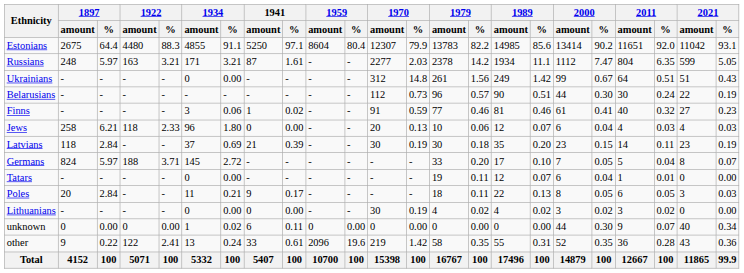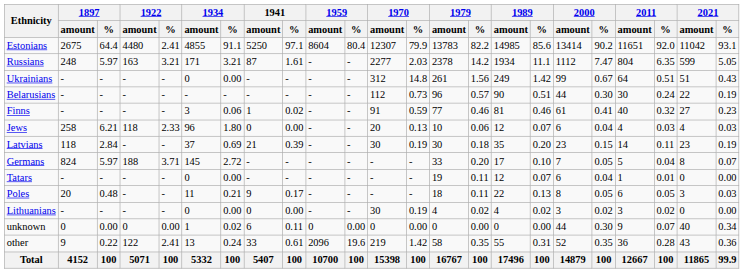(170, 45) 88.3 -> (170, 45) 2.41
(109, 194) 2.84 -> (109, 194) 0.48
